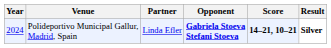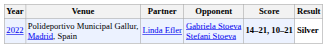(15, 31) 2024 -> (15, 31) 2022
(216, 31) bold -> (214, 31) normal
